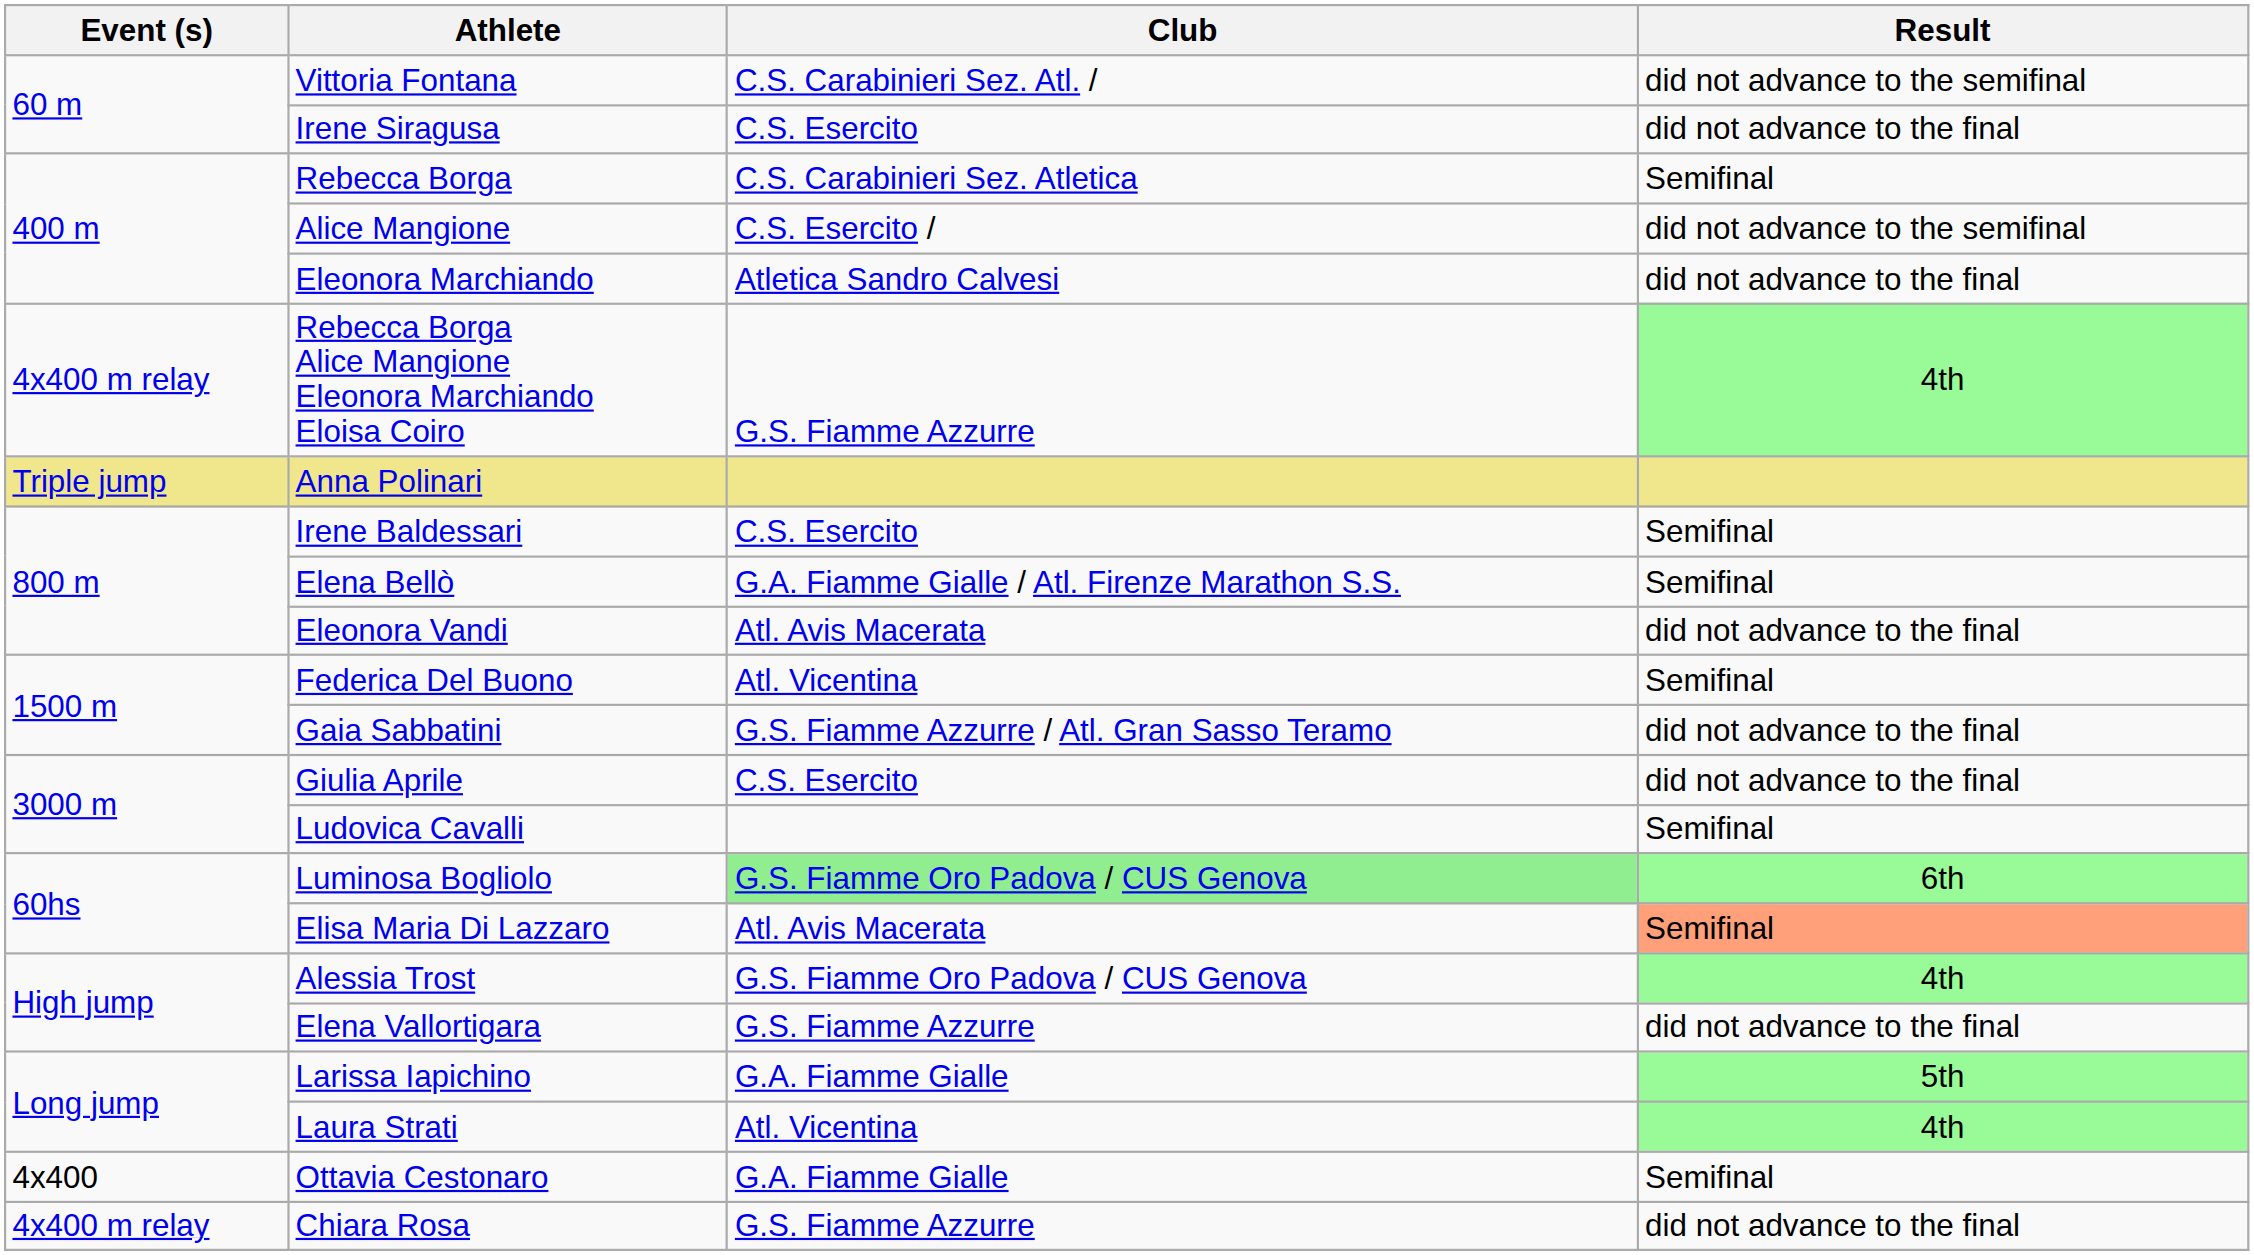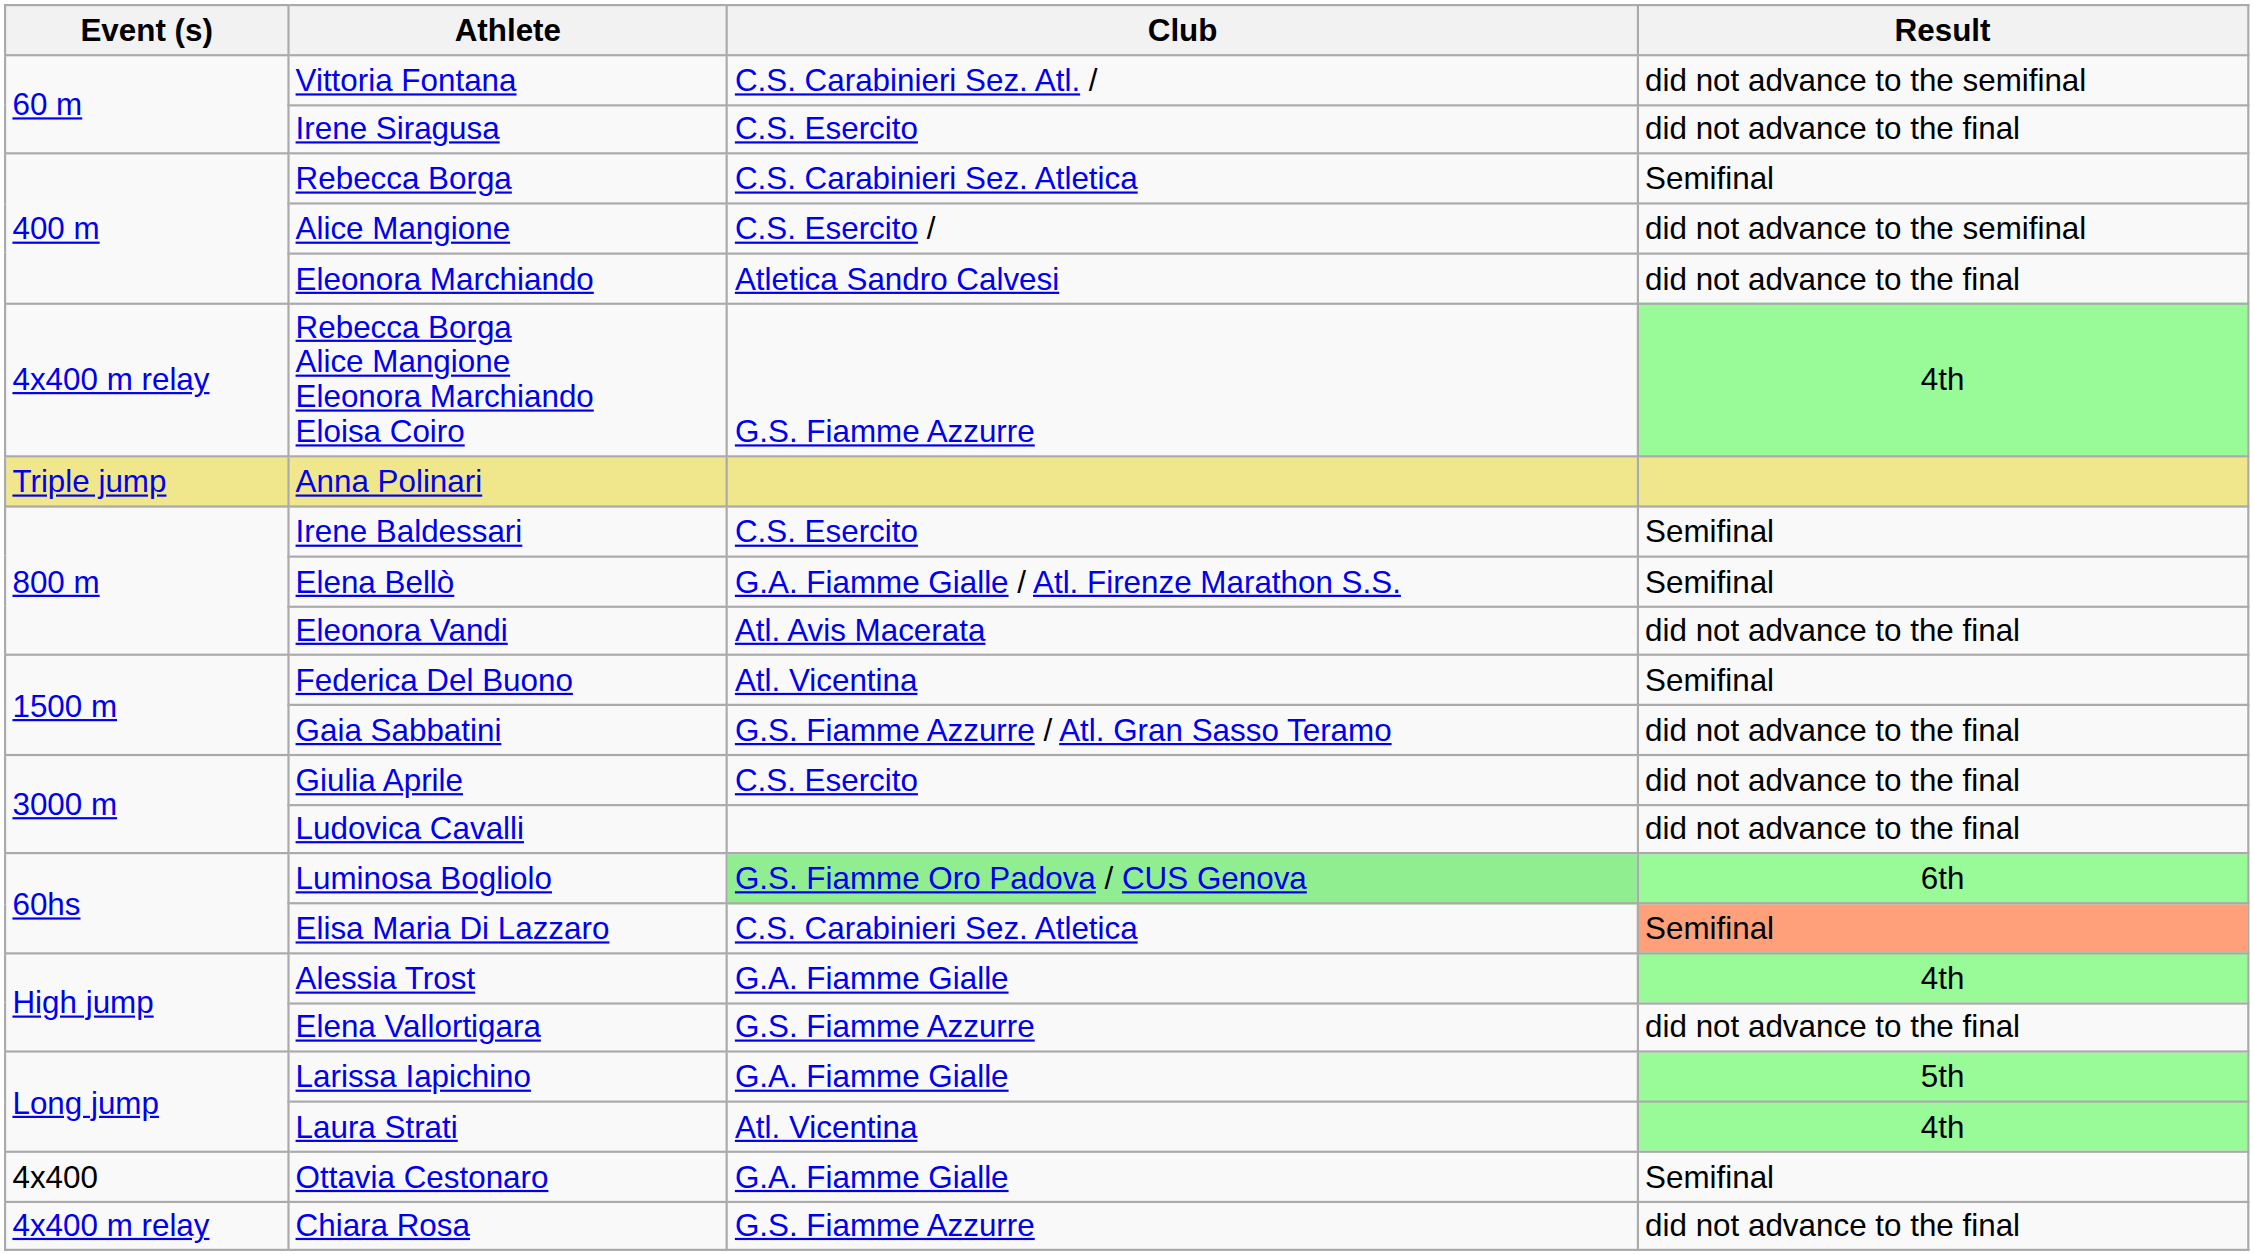(1710, 829) Semifinal -> (1833, 829) did not advance to the final
(860, 928) Atl. Avis Macerata -> (936, 928) C.S. Carabinieri Sez. Atletica
(1021, 978) G.S. Fiamme Oro Padova / CUS Genova -> (872, 978) G.A. Fiamme Gialle
